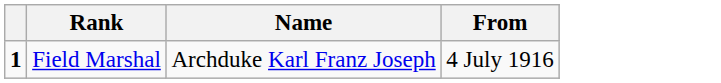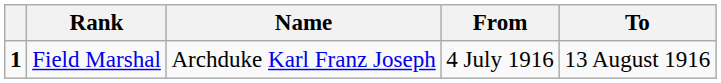+ column: (637, 22)
